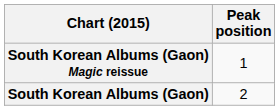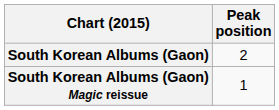rows swapped: (108, 93) <-> (108, 63)
